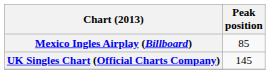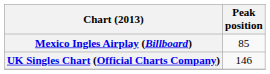(244, 60) 145 -> (244, 60) 146
